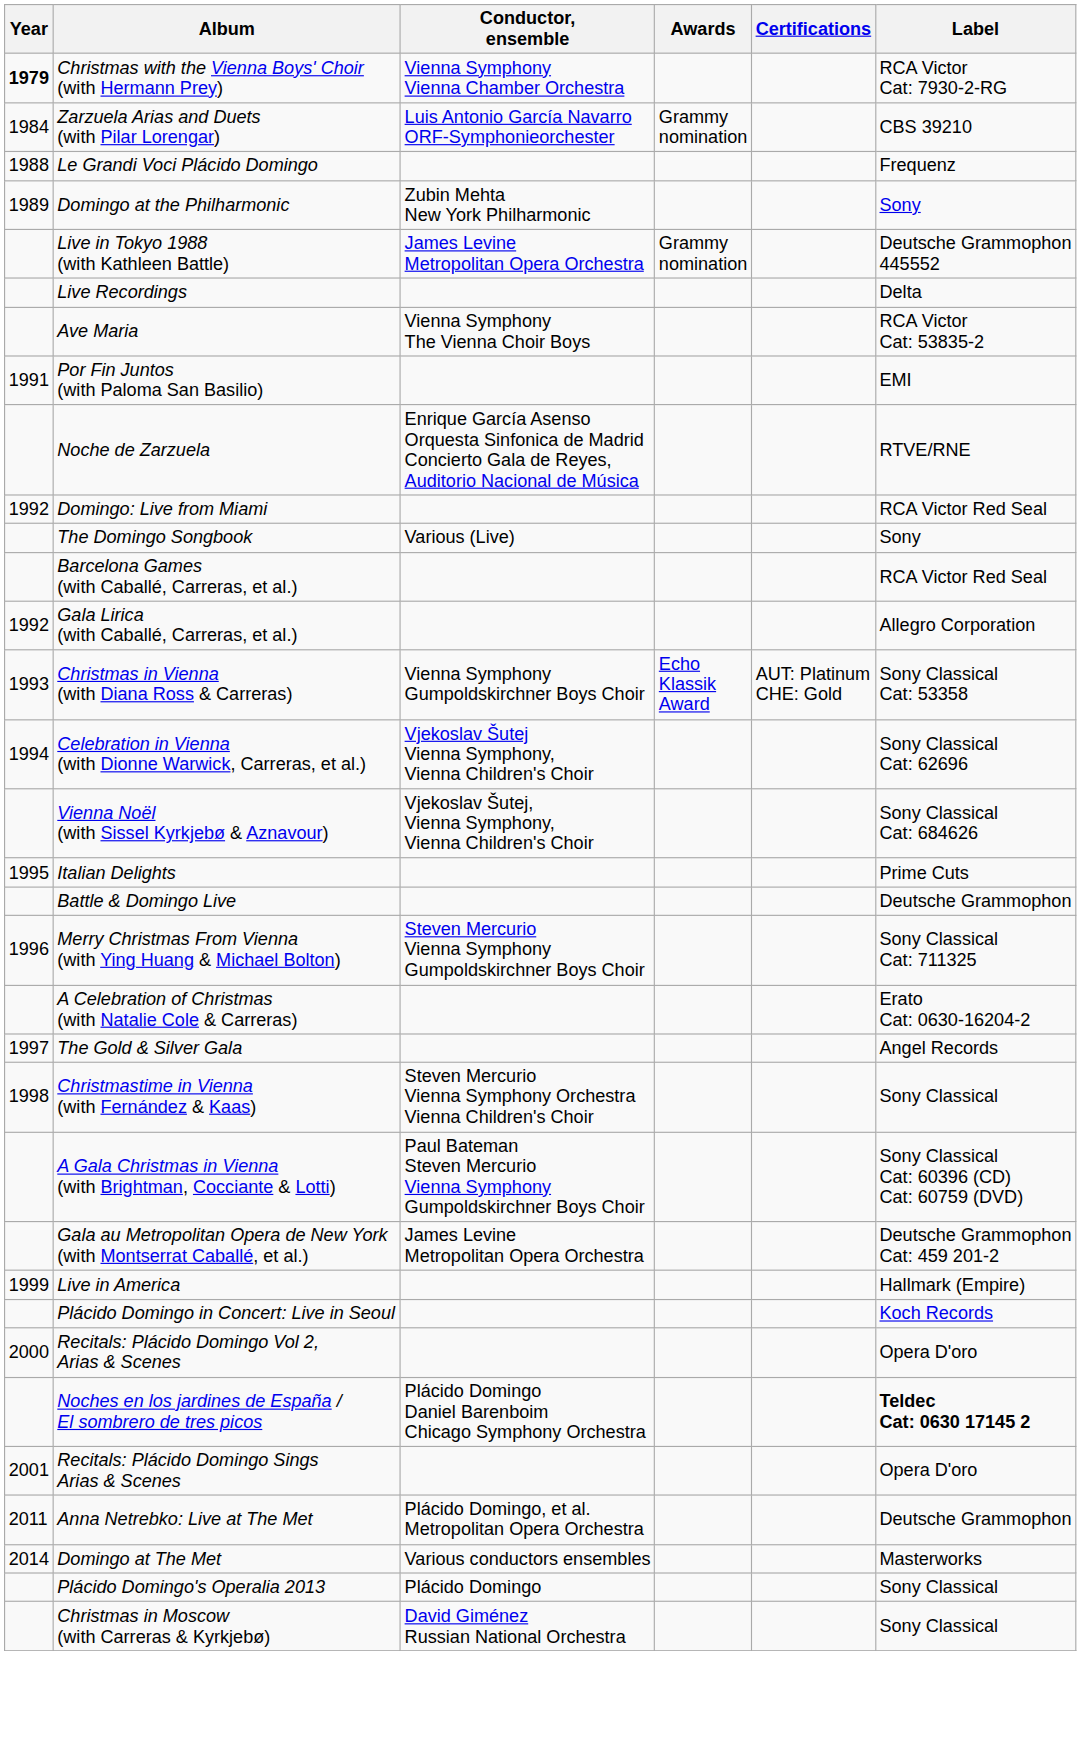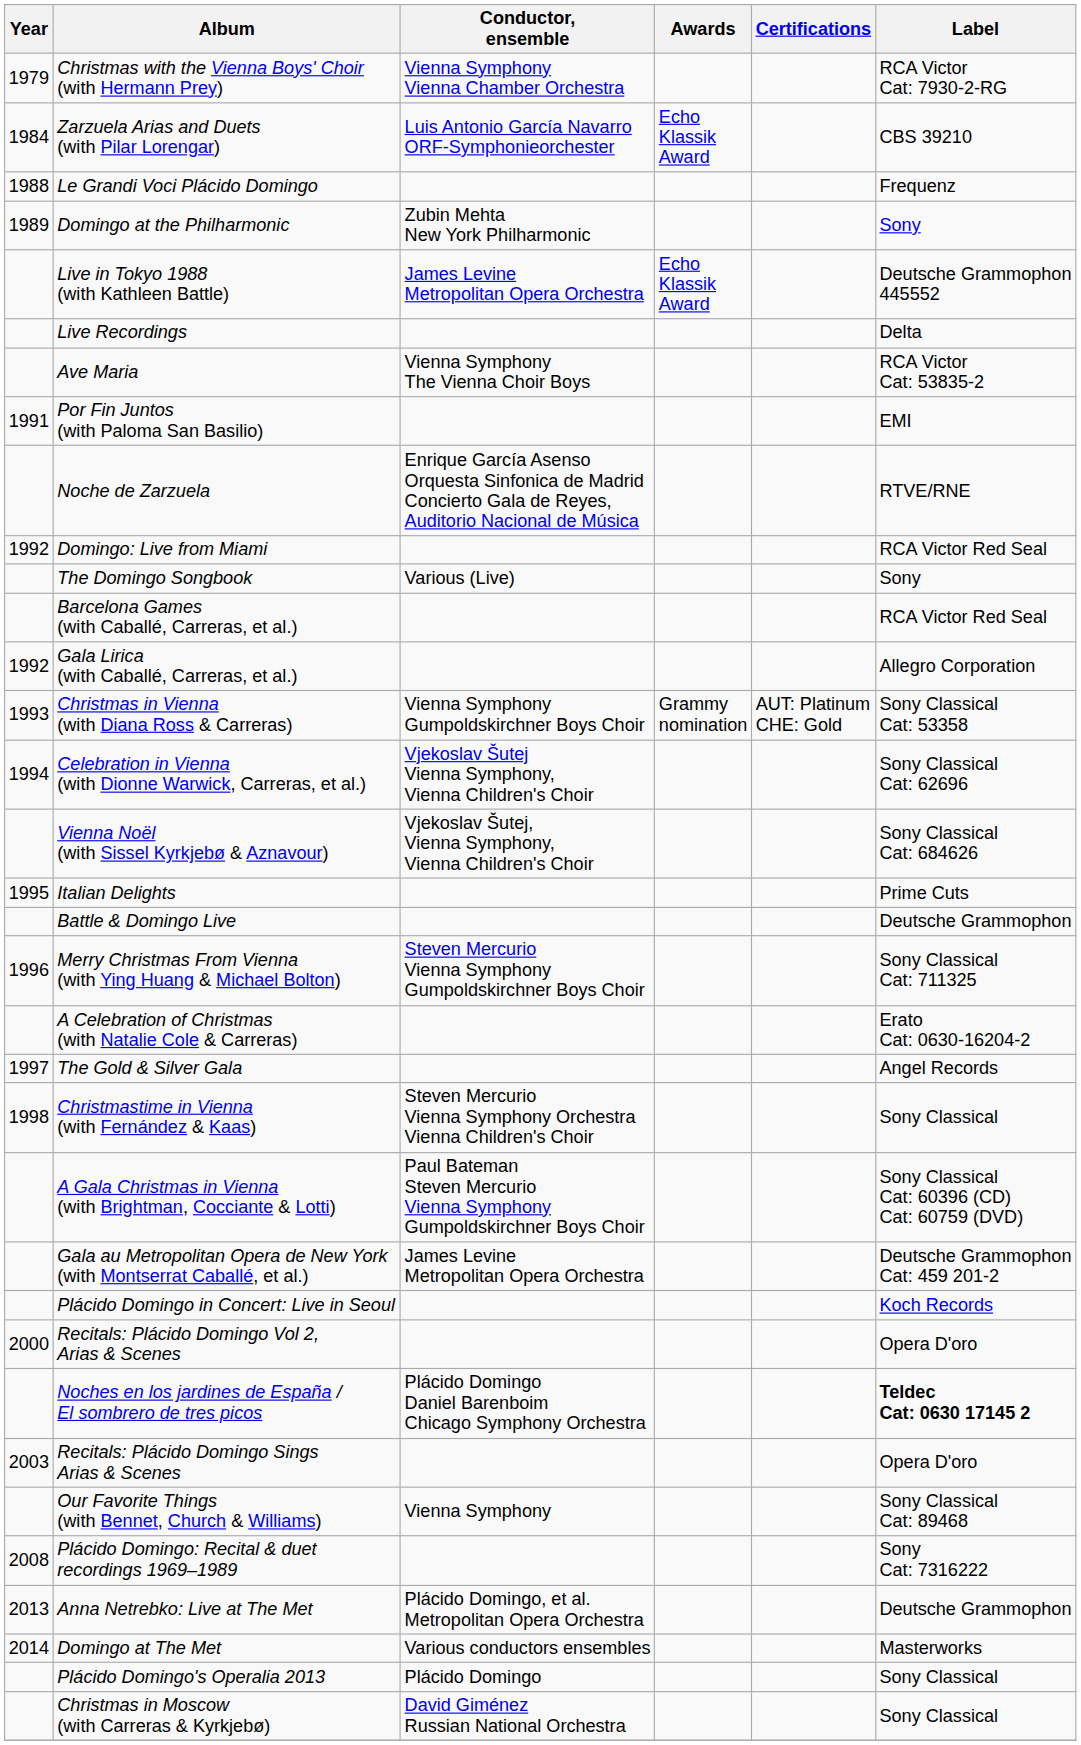(29, 78) bold -> (29, 78) normal
(703, 127) Grammy nomination -> (687, 137) Echo Klassik Award
(703, 253) Grammy nomination -> (687, 284) Echo Klassik Award
(687, 684) Echo Klassik Award -> (703, 715) Grammy nomination
- row: (119, 1284)
(29, 1470) 2001 -> (29, 1462) 2003
+ row: (189, 1511)
+ row: (187, 1560)
(28, 1519) 2011 -> (29, 1609) 2013
